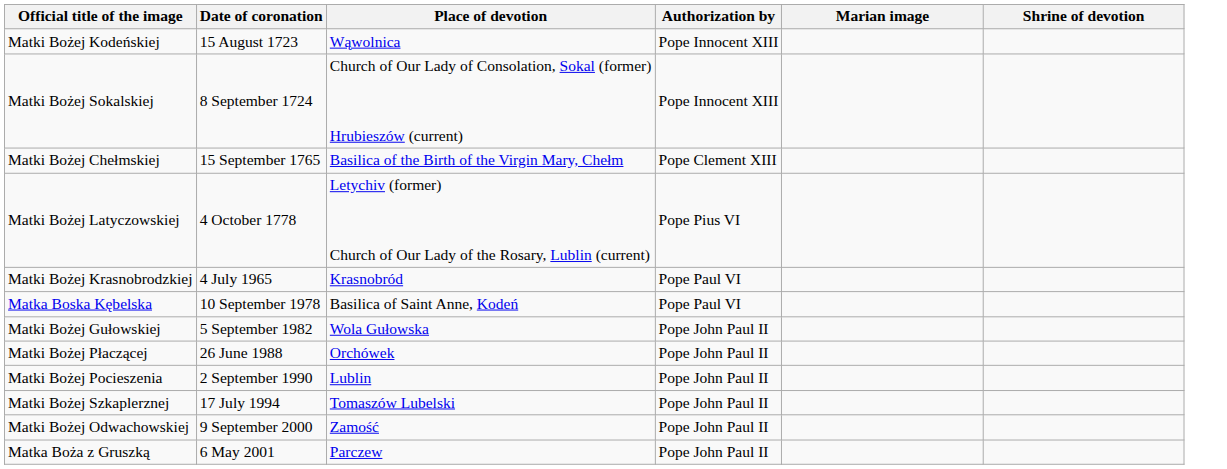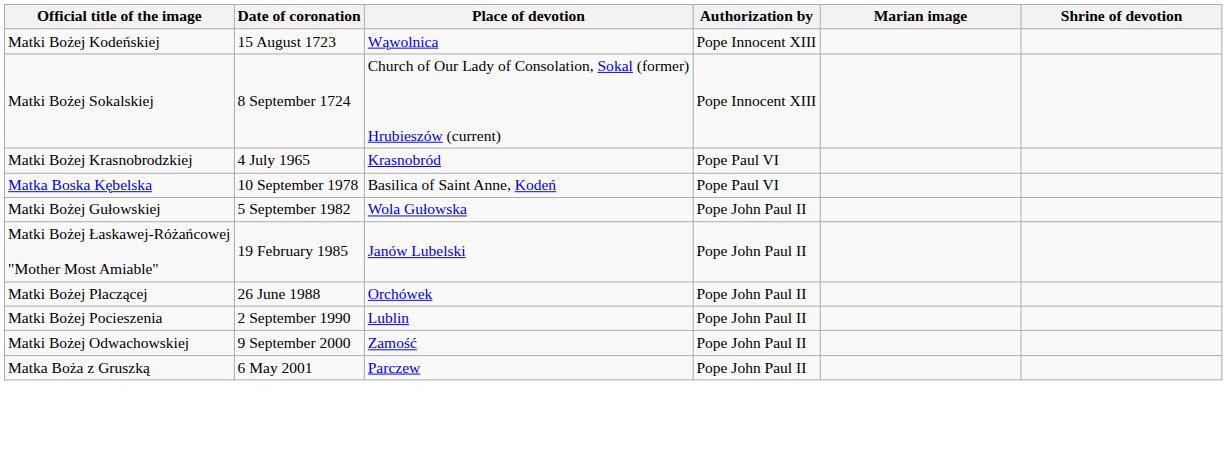- row: (84, 160)
- row: (94, 220)
+ row: (119, 251)
- row: (89, 402)
